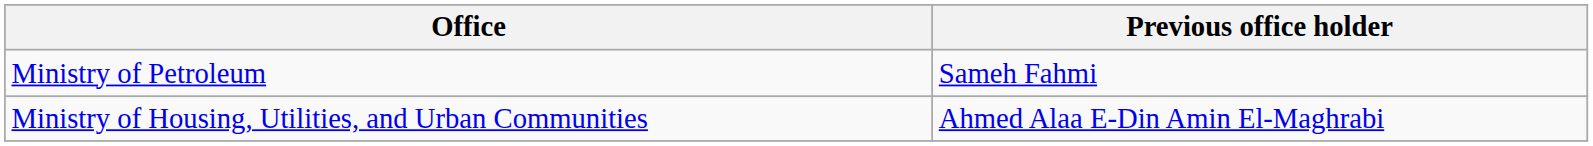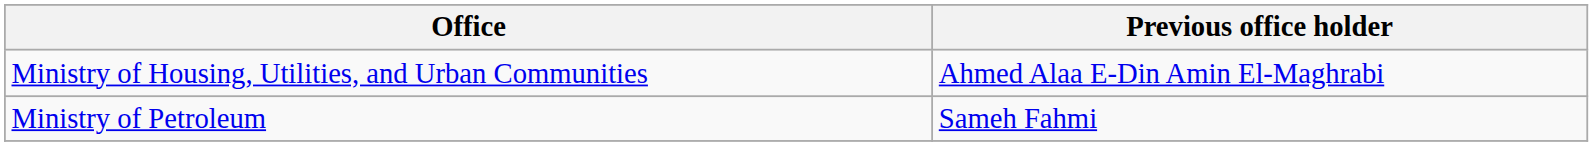rows swapped: (139, 72) <-> (330, 118)
